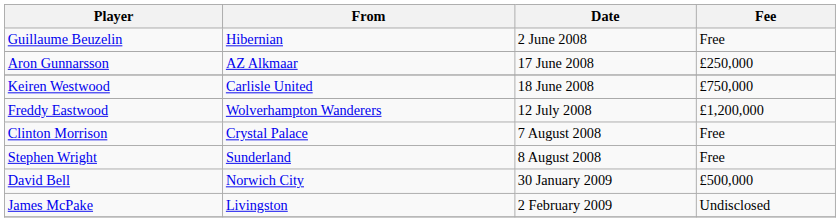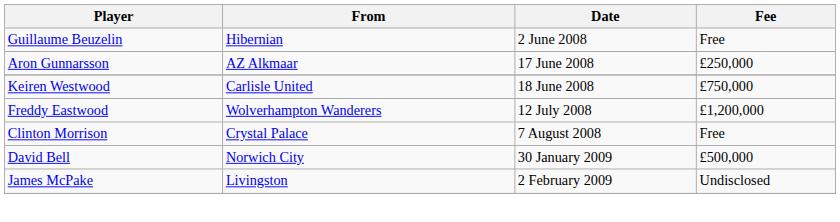- row: (52, 157)
